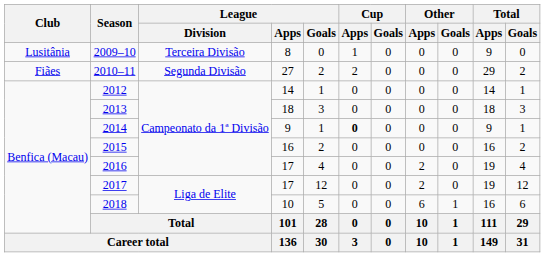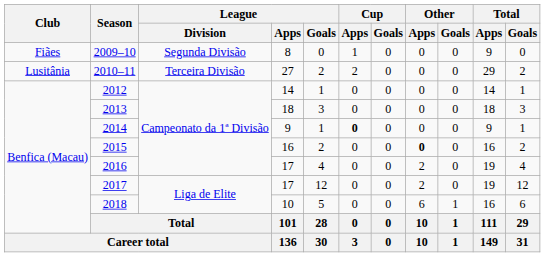(48, 52) Lusitânia -> (48, 52) Fiães
(205, 52) Terceira Divisão -> (205, 52) Segunda Divisão
(48, 71) Fiães -> (48, 71) Lusitânia
(205, 71) Segunda Divisão -> (205, 71) Terceira Divisão
(422, 147) normal -> (422, 147) bold
